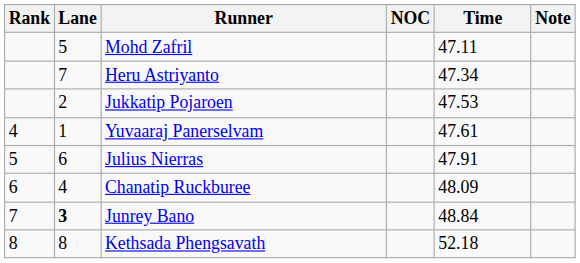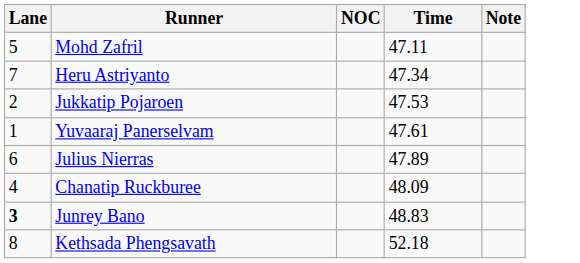- column: (29, 18)
(458, 159) 47.91 -> (409, 159) 47.89
(458, 215) 48.84 -> (409, 215) 48.83
